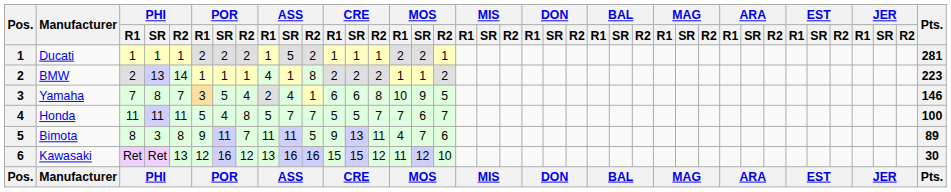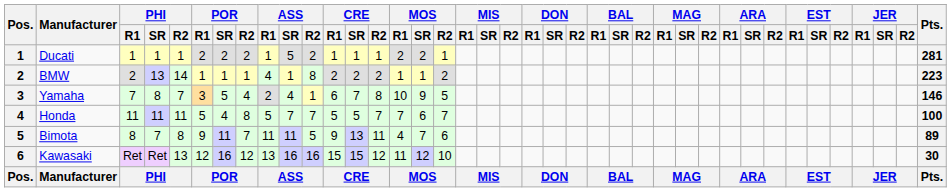(357, 95) 6 -> (357, 95) 7
(157, 136) 3 -> (157, 136) 7
